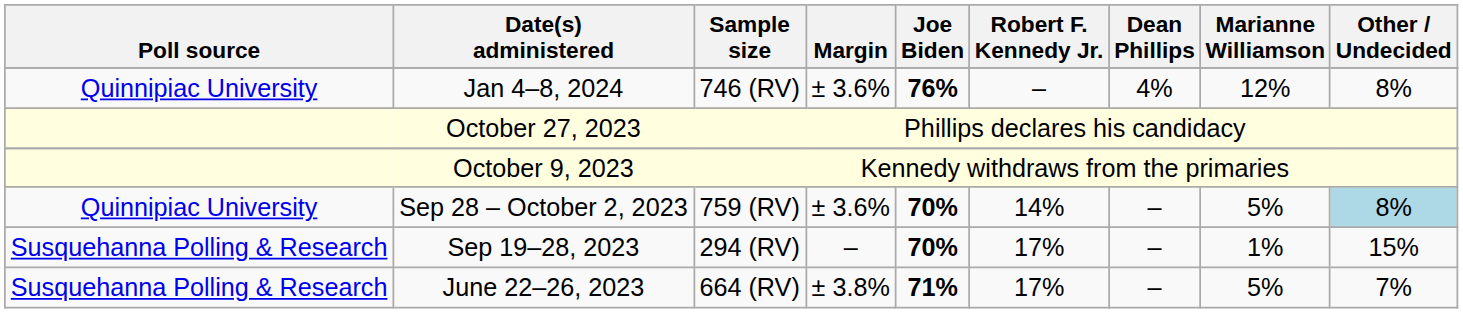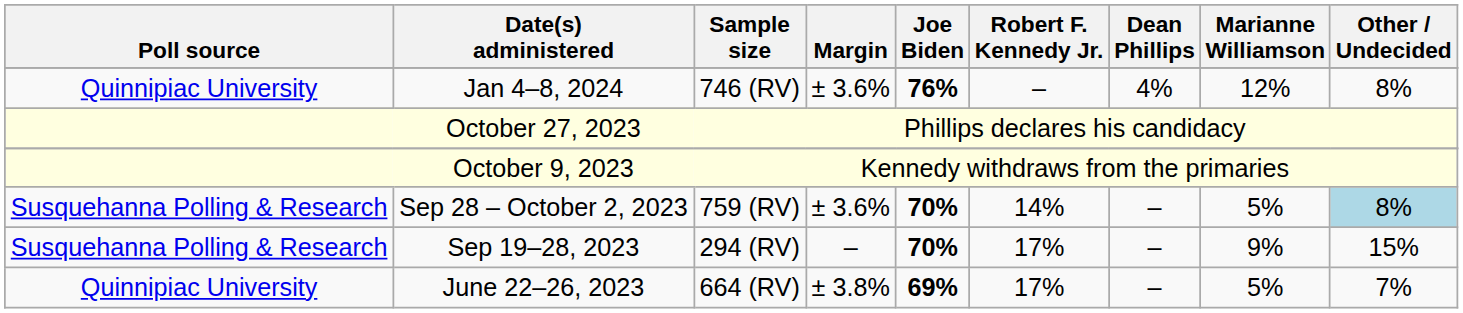(199, 208) Quinnipiac University -> (199, 208) Susquehanna Polling & Research
(1265, 248) 1% -> (1265, 248) 9%
(199, 288) Susquehanna Polling & Research -> (199, 288) Quinnipiac University
(933, 288) 71% -> (933, 288) 69%
